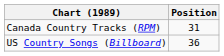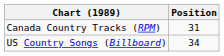(194, 43) 36 -> (194, 43) 34
